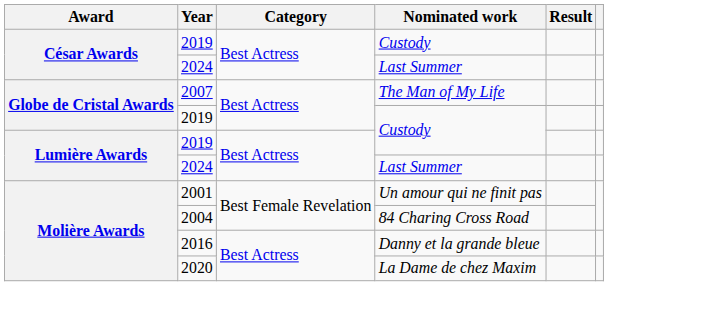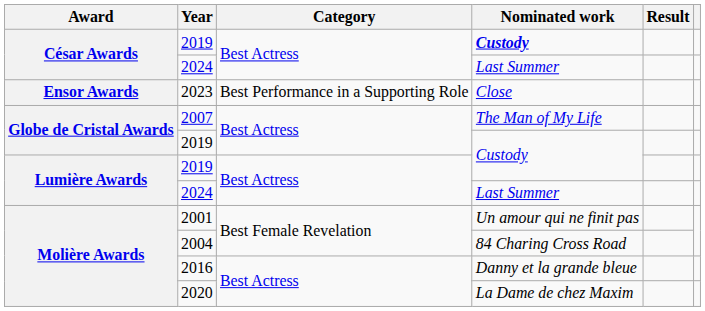(405, 42) normal -> (502, 42) bold
+ row: (91, 92)
